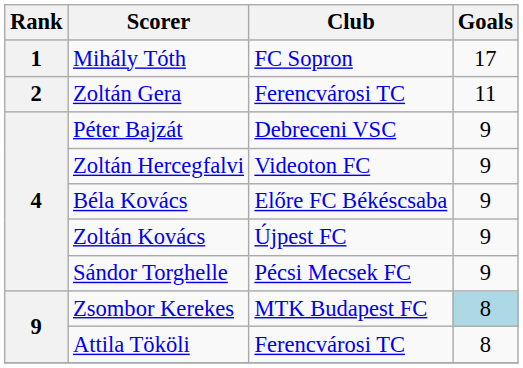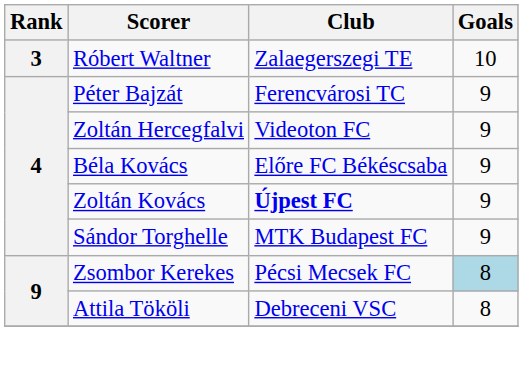- row: (129, 58)
- row: (127, 93)
+ row: (142, 58)
(325, 129) Debreceni VSC -> (330, 93) Ferencvárosi TC
(300, 237) normal -> (304, 201) bold
(333, 272) Pécsi Mecsek FC -> (341, 237) MTK Budapest FC
(341, 308) MTK Budapest FC -> (333, 272) Pécsi Mecsek FC
(330, 344) Ferencvárosi TC -> (325, 308) Debreceni VSC
